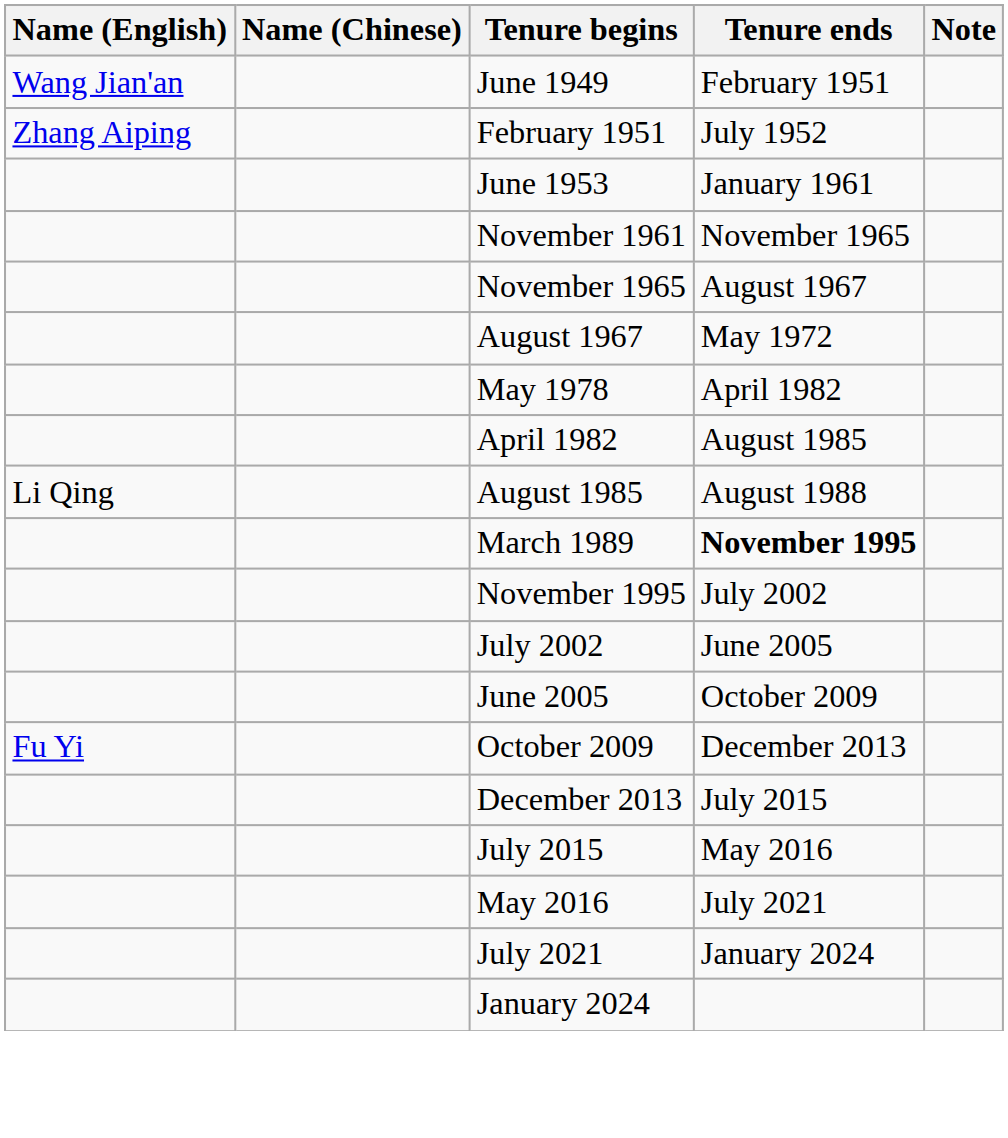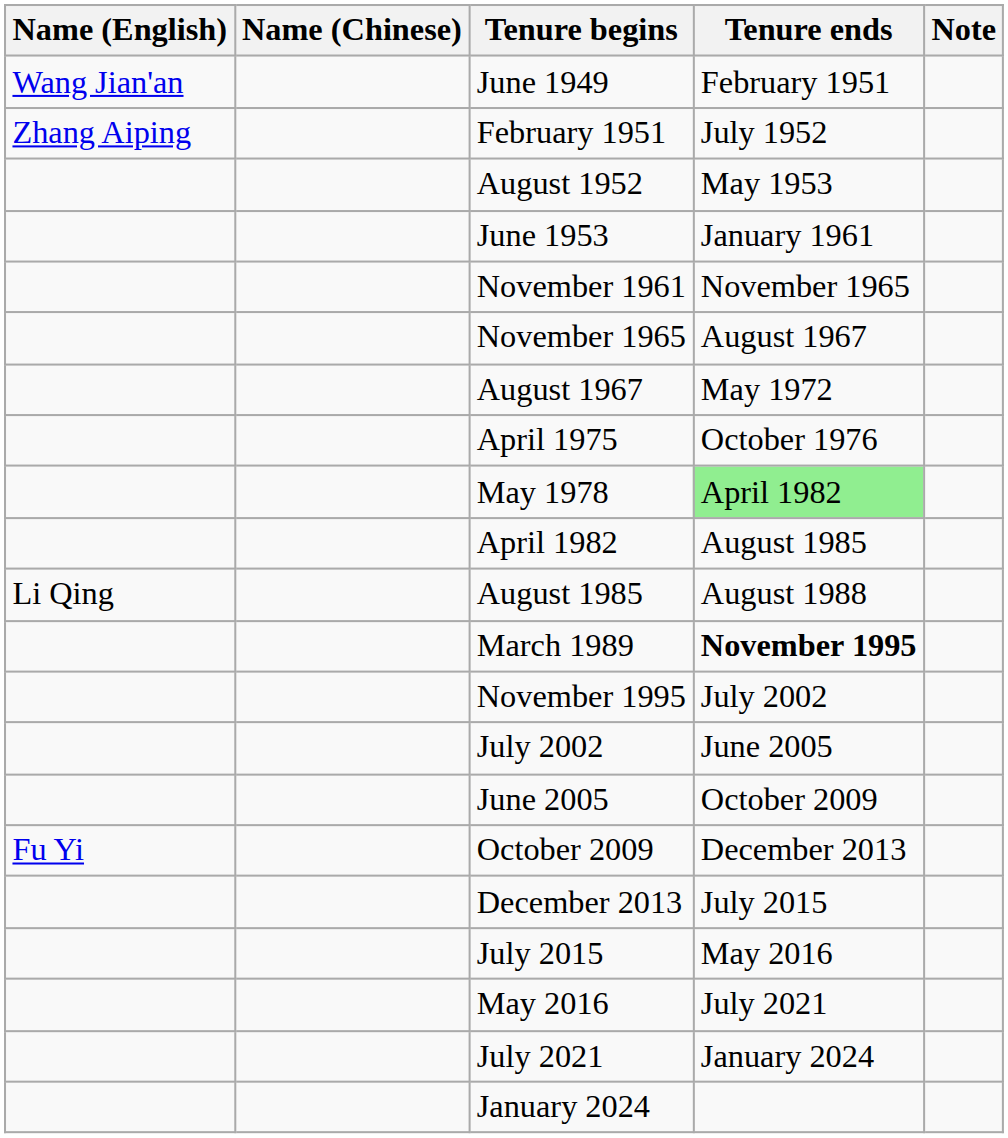+ row: (560, 183)
+ row: (547, 440)
(771, 388) no background -> (771, 491) lightgreen background
